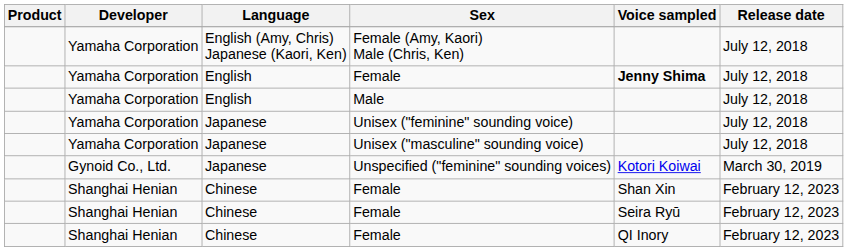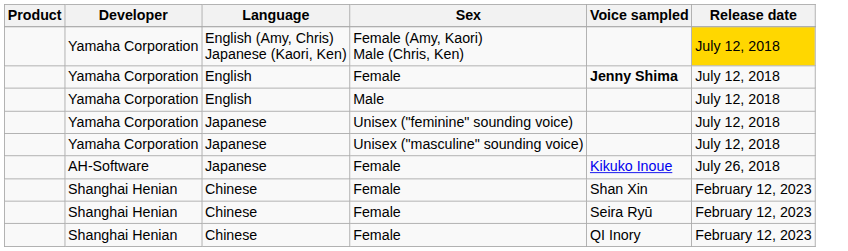(765, 46) no background -> (738, 46) gold background
+ row: (108, 167)
- row: (120, 167)
